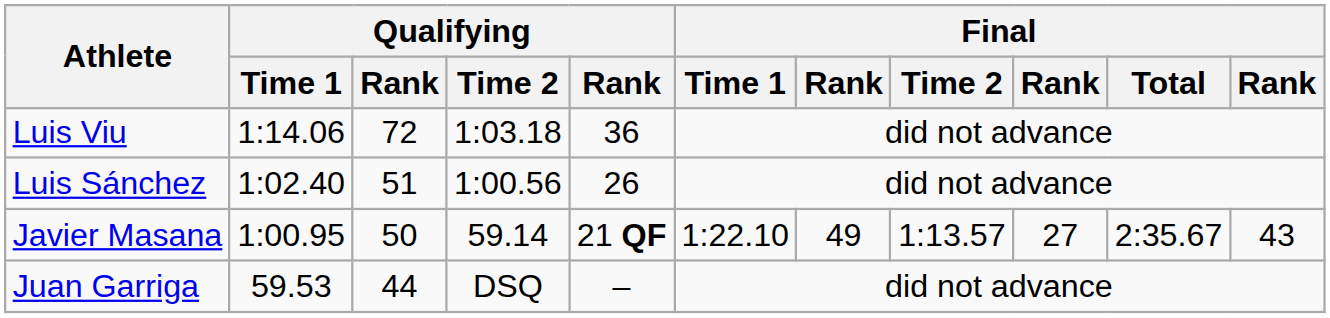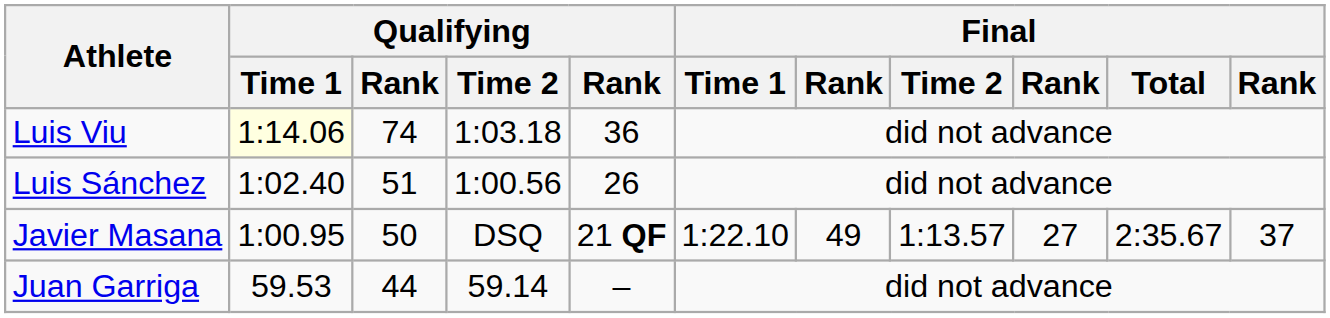(291, 133) no background -> (291, 133) lightyellow background
(400, 133) 72 -> (400, 133) 74
(508, 235) 59.14 -> (508, 235) DSQ
(1277, 235) 43 -> (1277, 235) 37
(508, 286) DSQ -> (508, 286) 59.14
